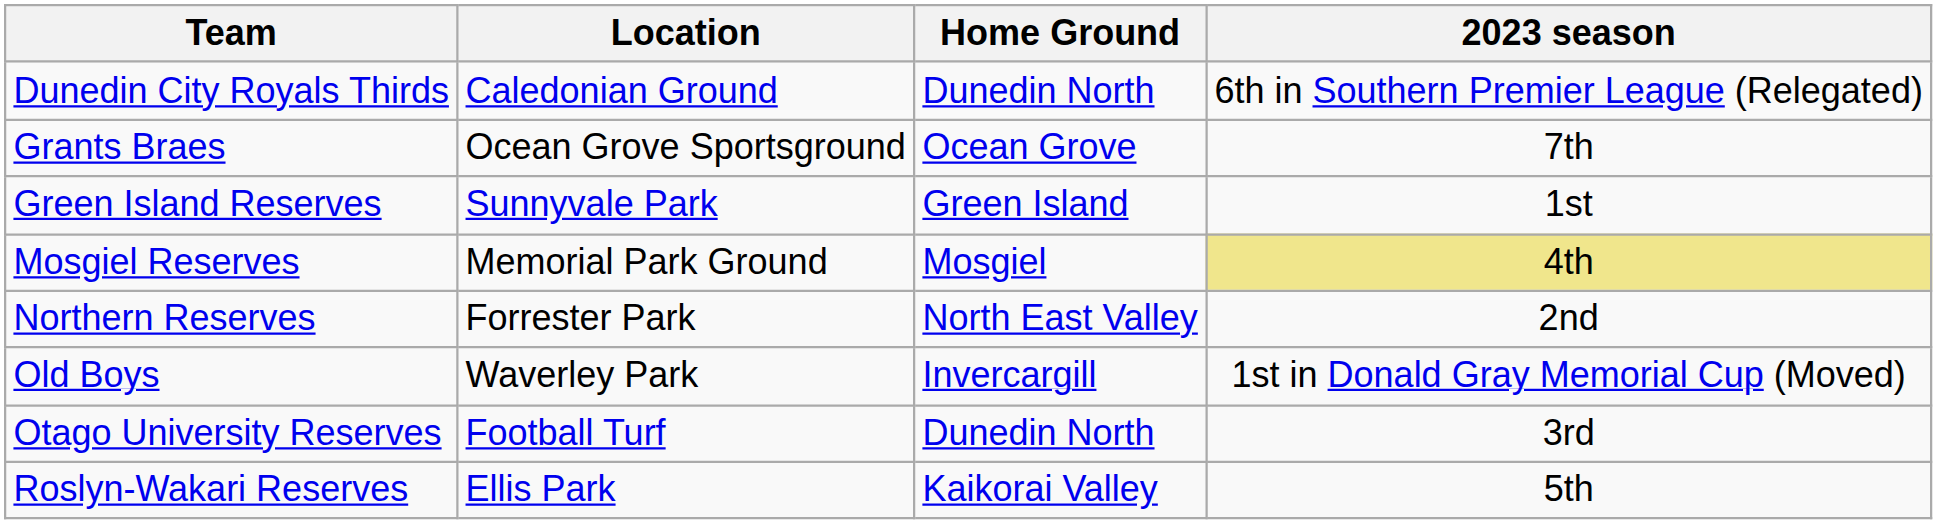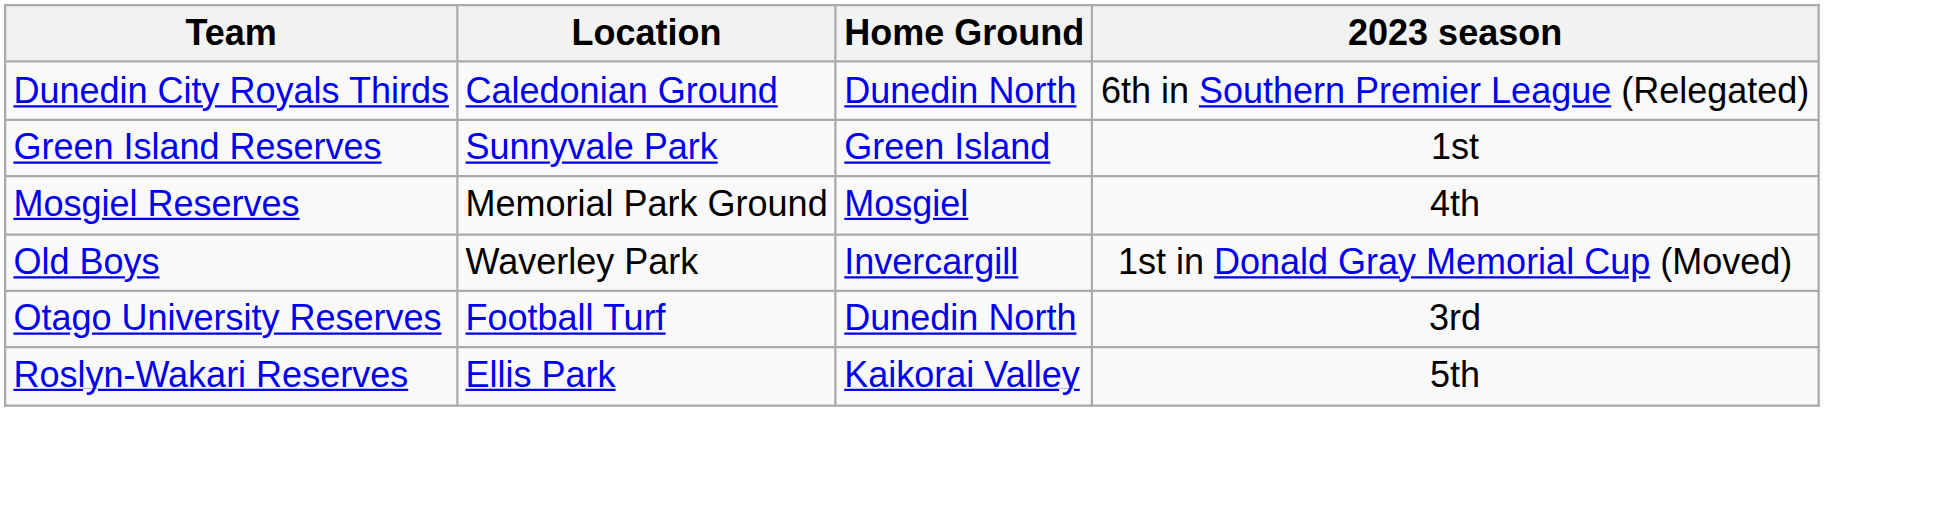- row: (119, 147)
(1569, 261) khaki background -> (1455, 204) no background
- row: (164, 318)
